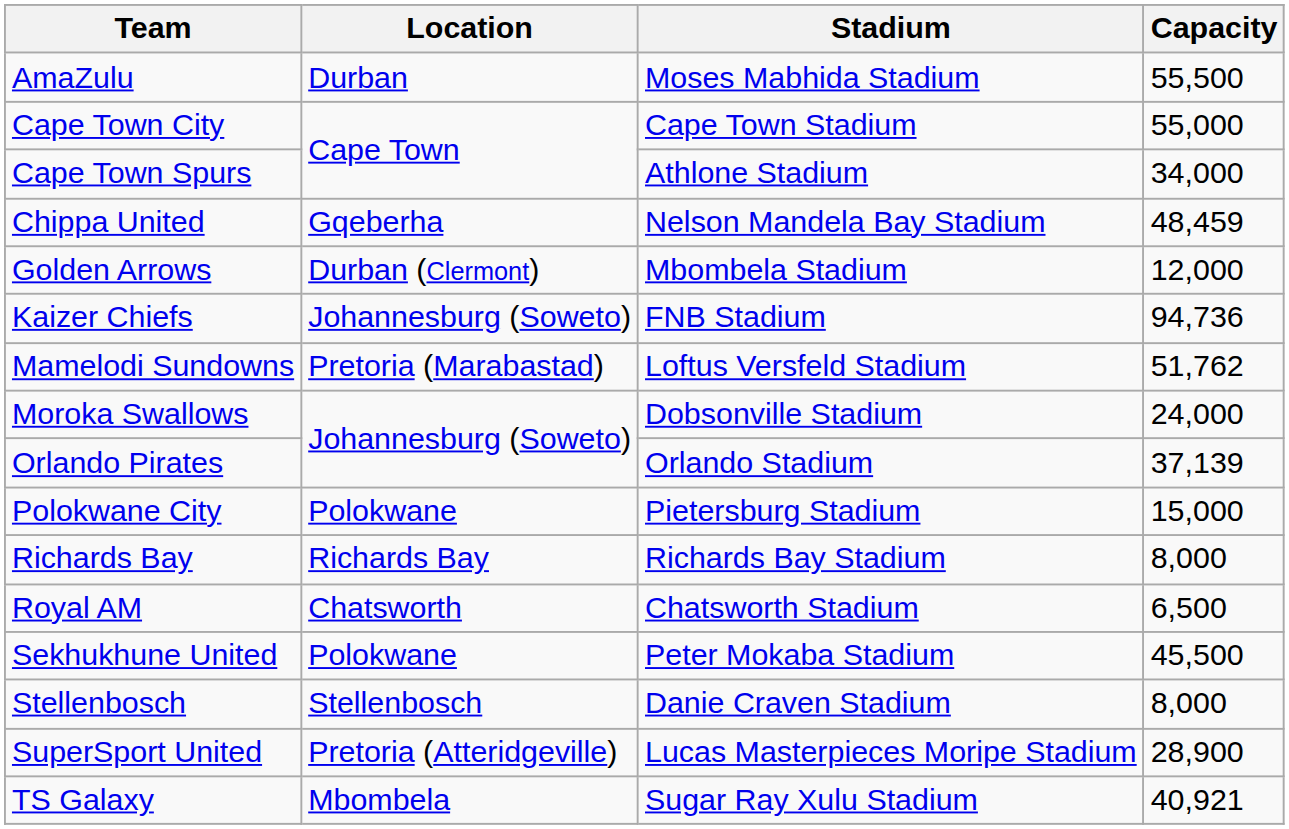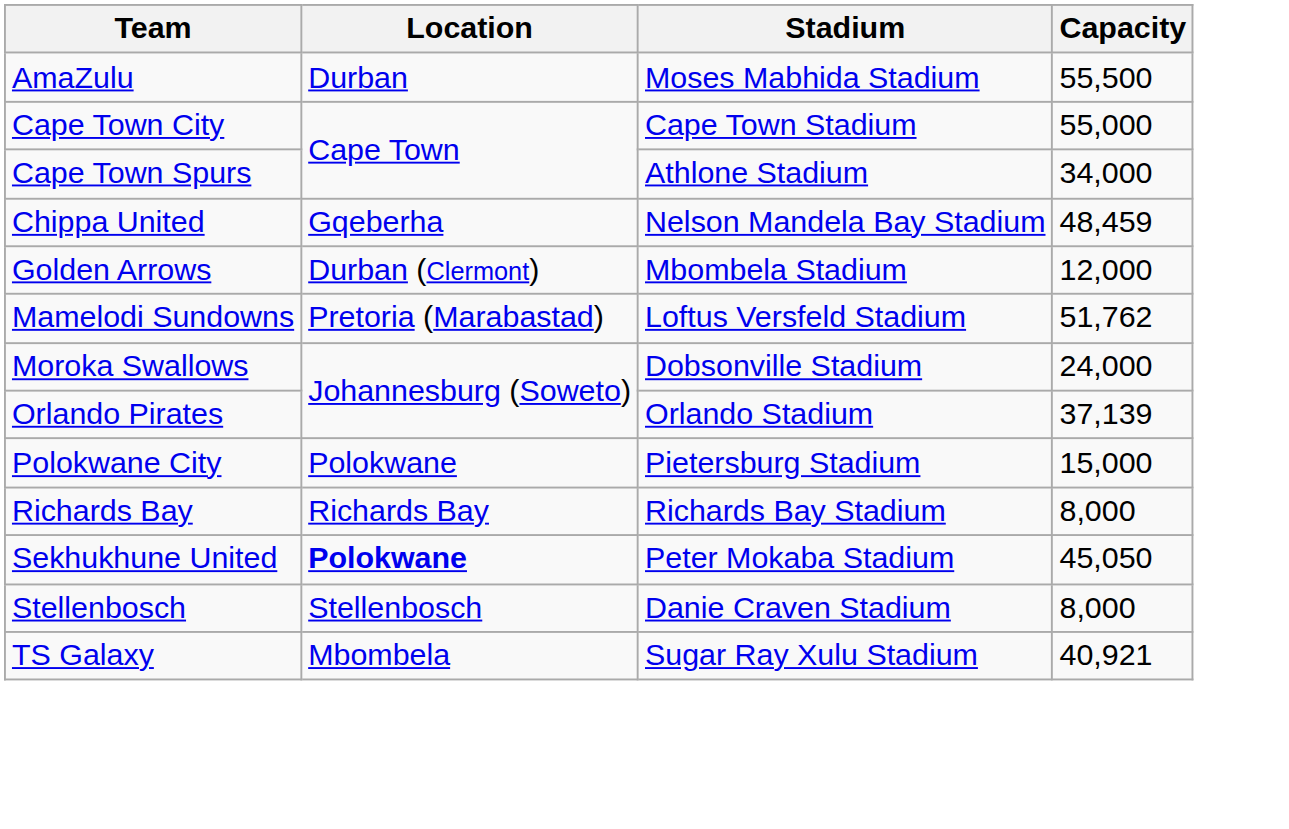- row: (102, 317)
- row: (77, 607)
(383, 655) normal -> (388, 558) bold
(1197, 655) 45,500 -> (1106, 558) 45,050
- row: (137, 751)
